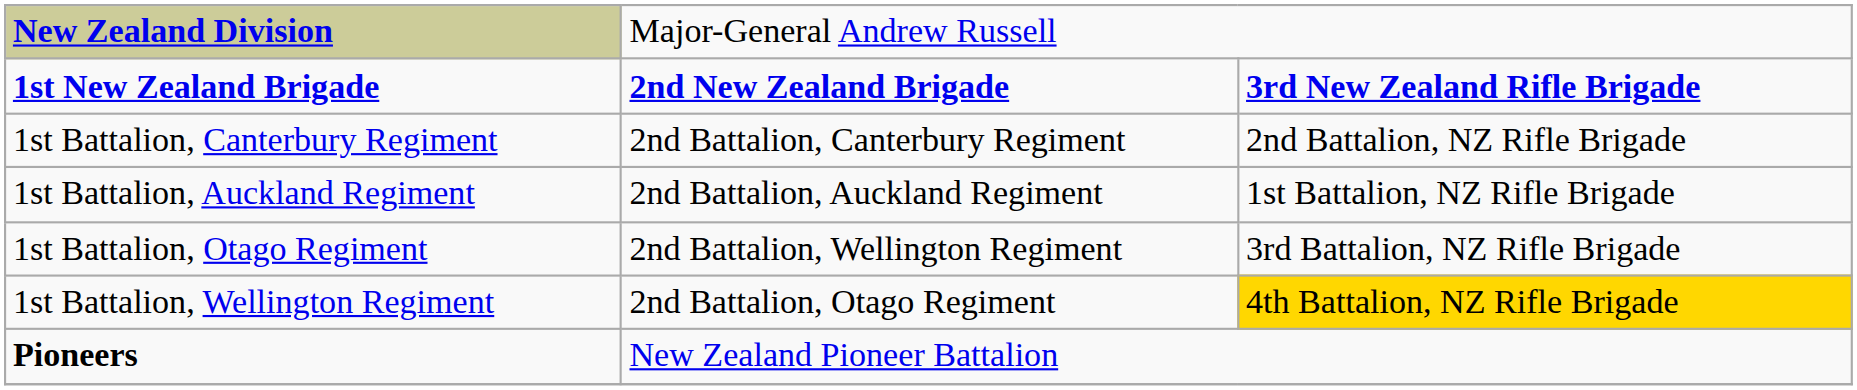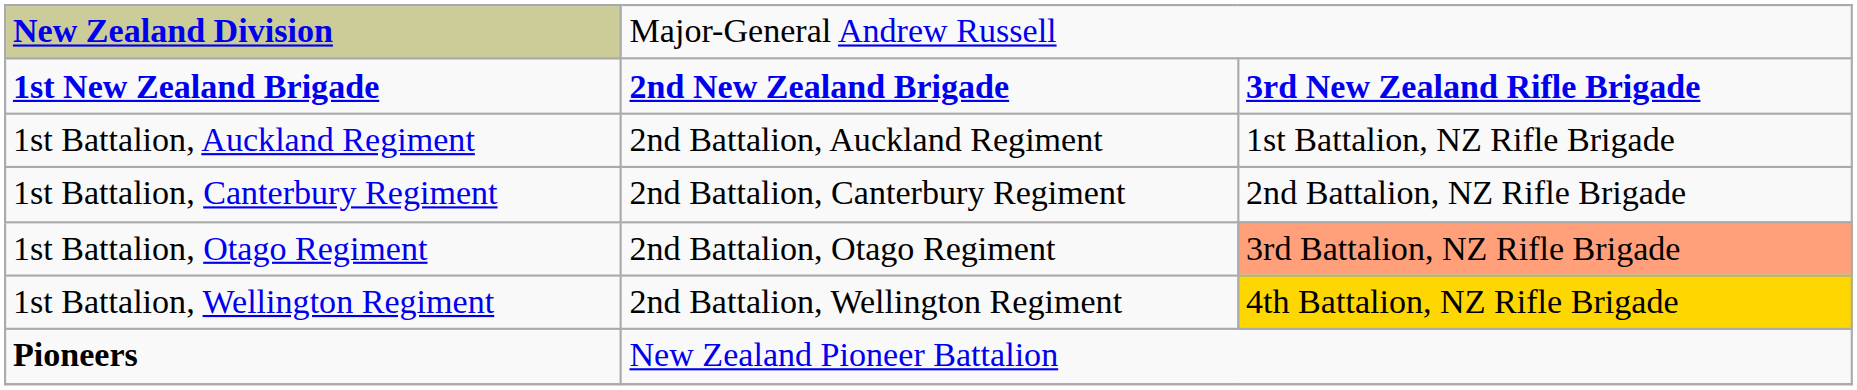rows swapped: (244, 193) <-> (255, 139)
(876, 247) 2nd Battalion, Wellington Regiment -> (842, 247) 2nd Battalion, Otago Regiment
(1463, 247) no background -> (1463, 247) lightsalmon background
(842, 301) 2nd Battalion, Otago Regiment -> (876, 301) 2nd Battalion, Wellington Regiment
